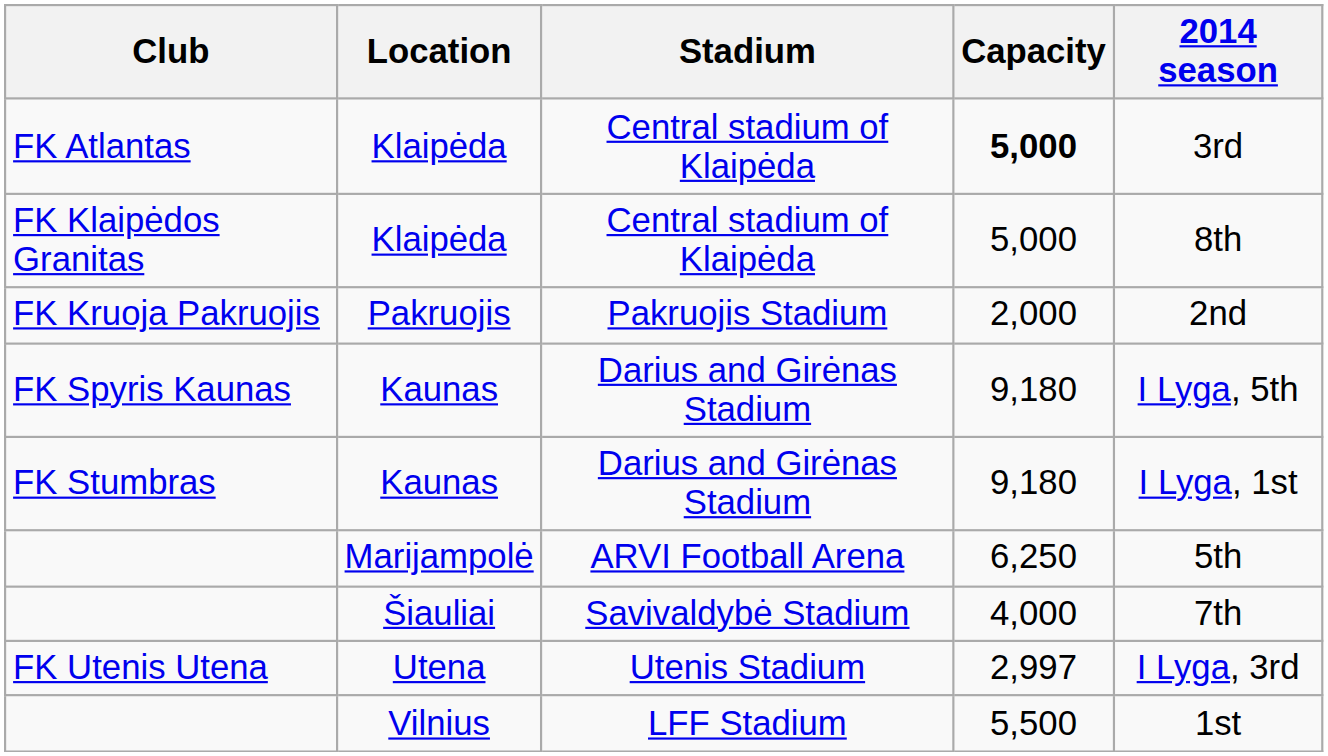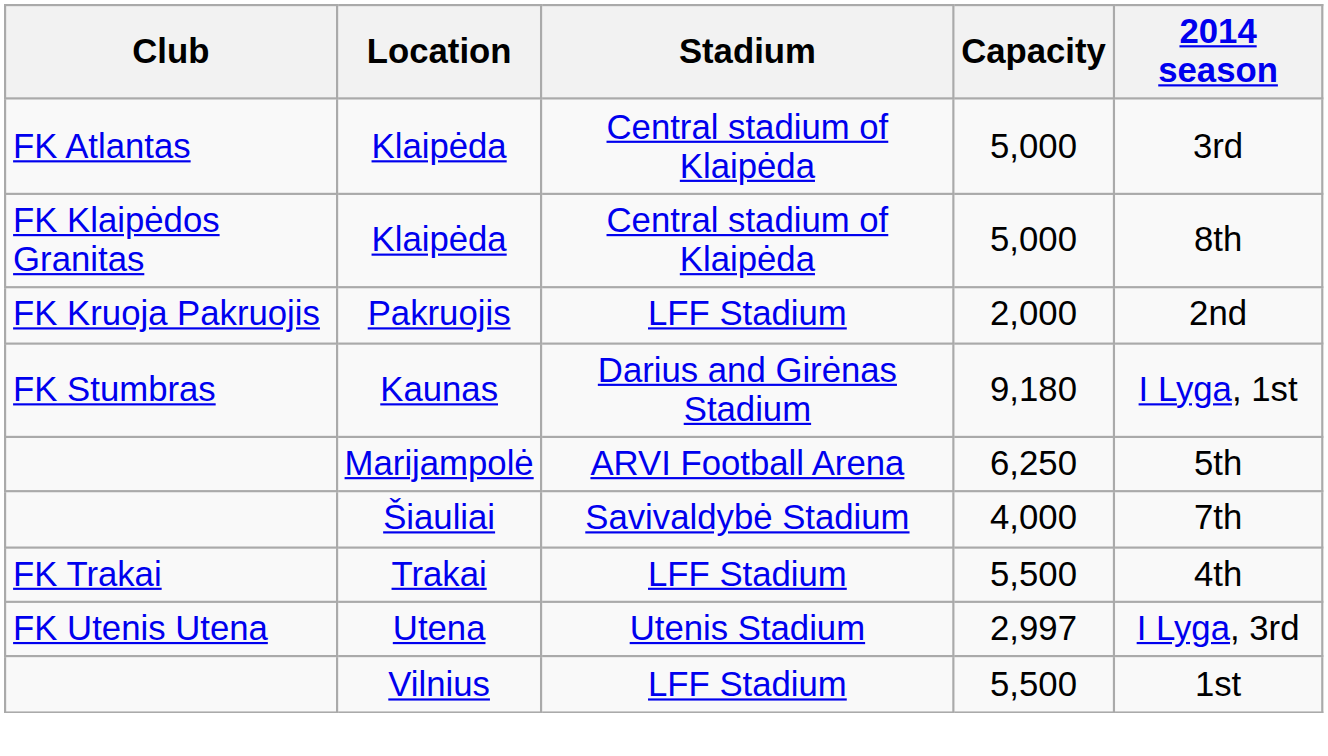(1034, 145) bold -> (1034, 145) normal
(747, 314) Pakruojis Stadium -> (747, 314) LFF Stadium
- row: (152, 388)
+ row: (87, 573)
